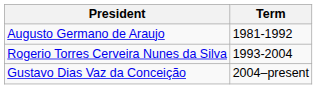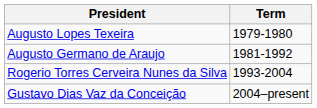+ row: (71, 34)
